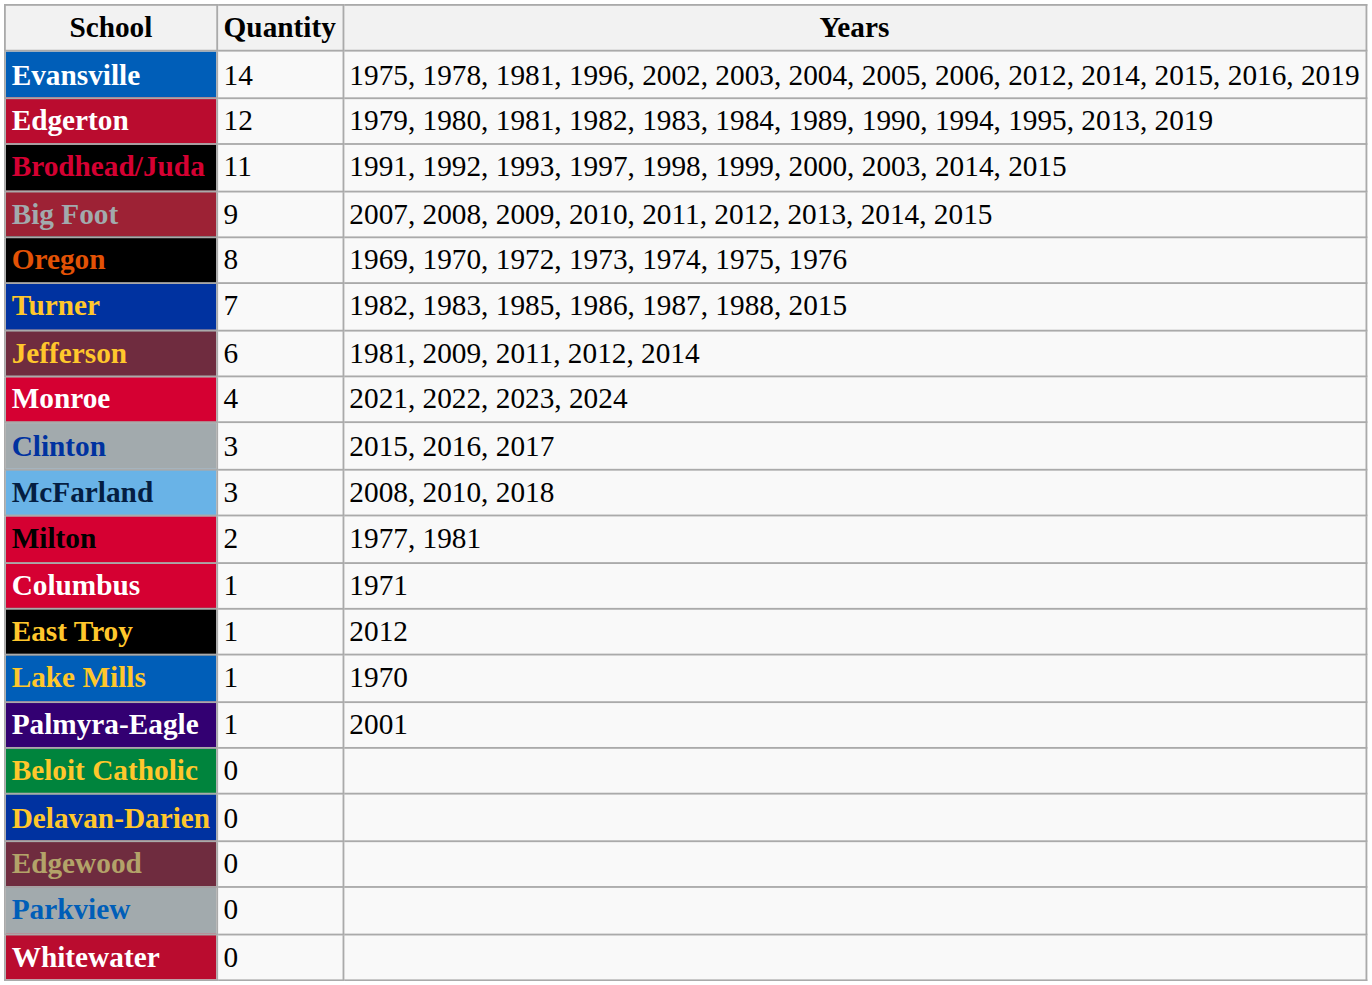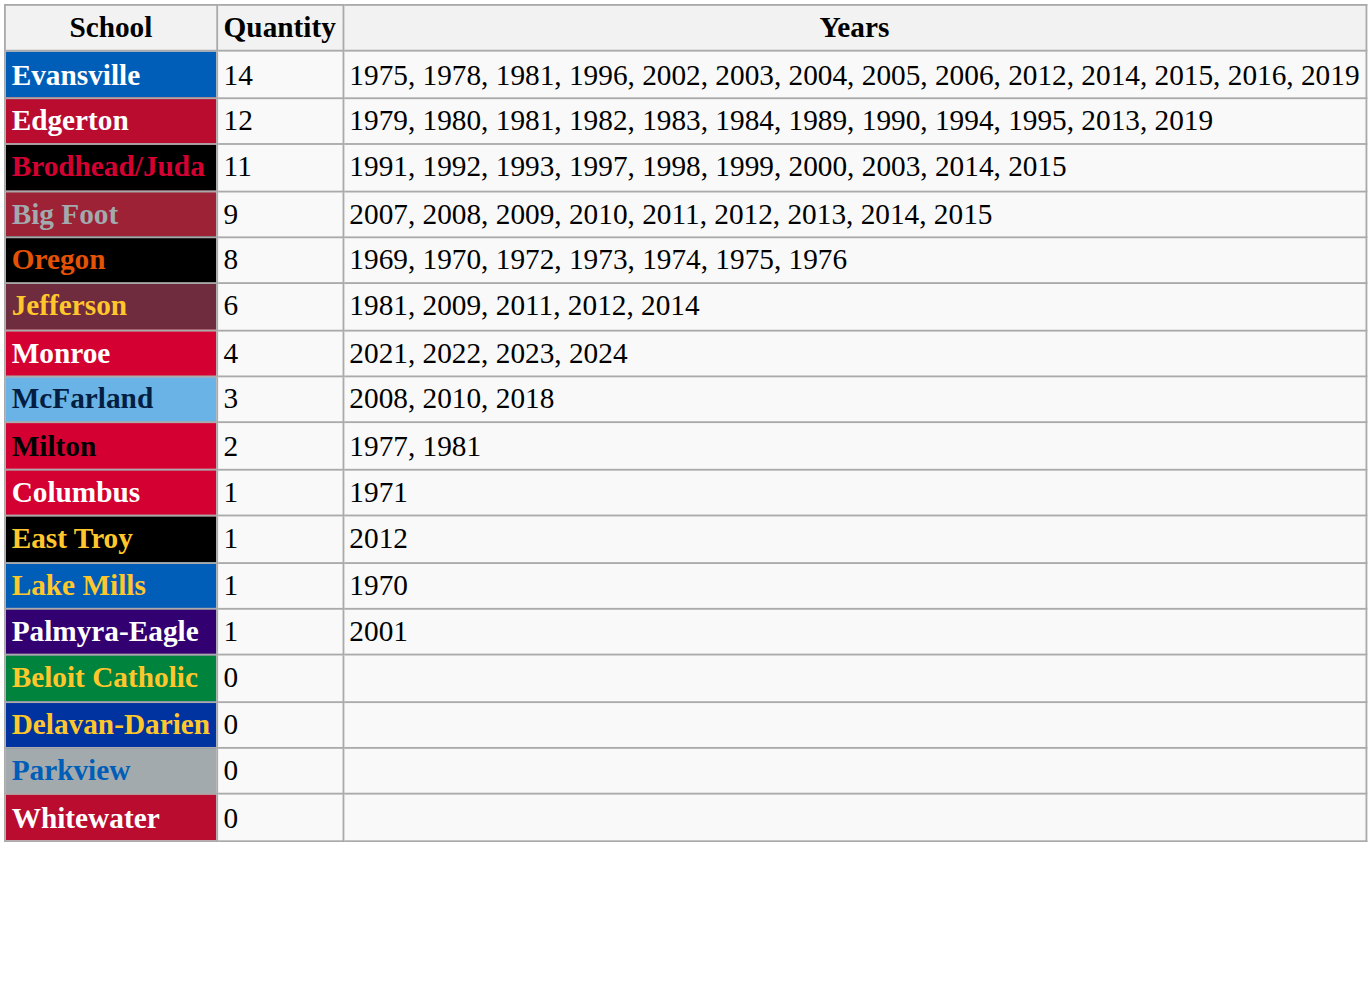- row: (56, 306)
- row: (59, 445)
- row: (77, 863)
